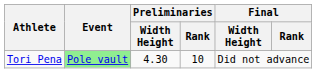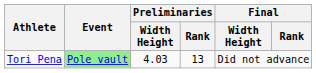(155, 59) 4.30 -> (155, 59) 4.03
(198, 59) 10 -> (198, 59) 13
